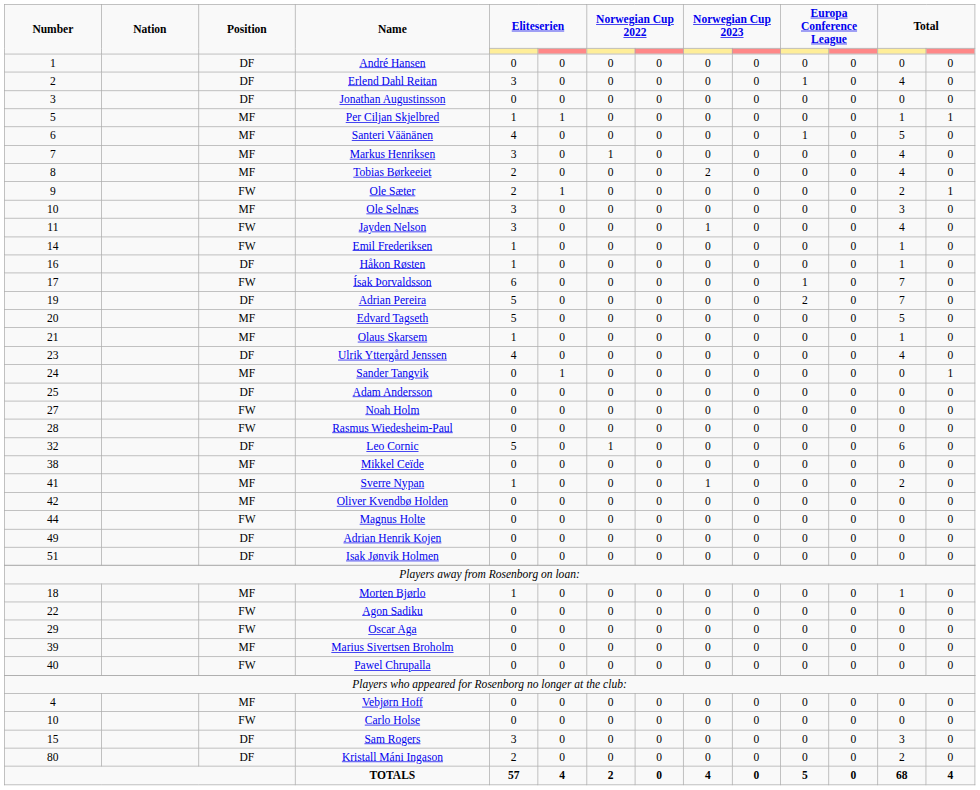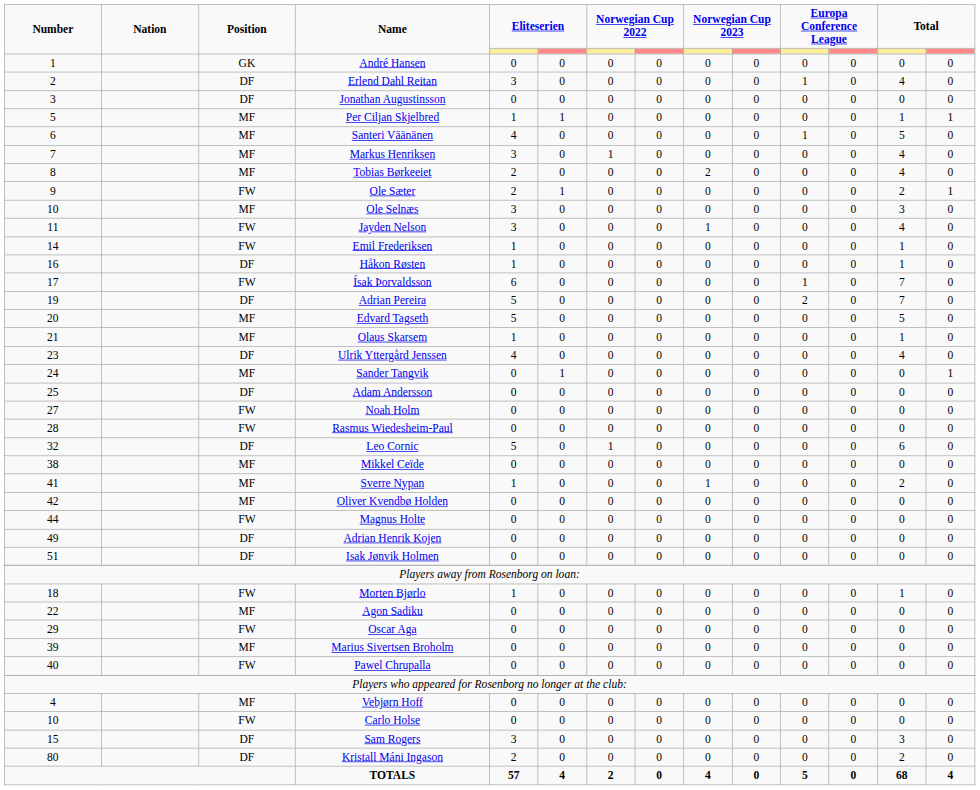(247, 63) DF -> (247, 63) GK
(247, 592) MF -> (247, 592) FW
(247, 611) FW -> (247, 611) MF
